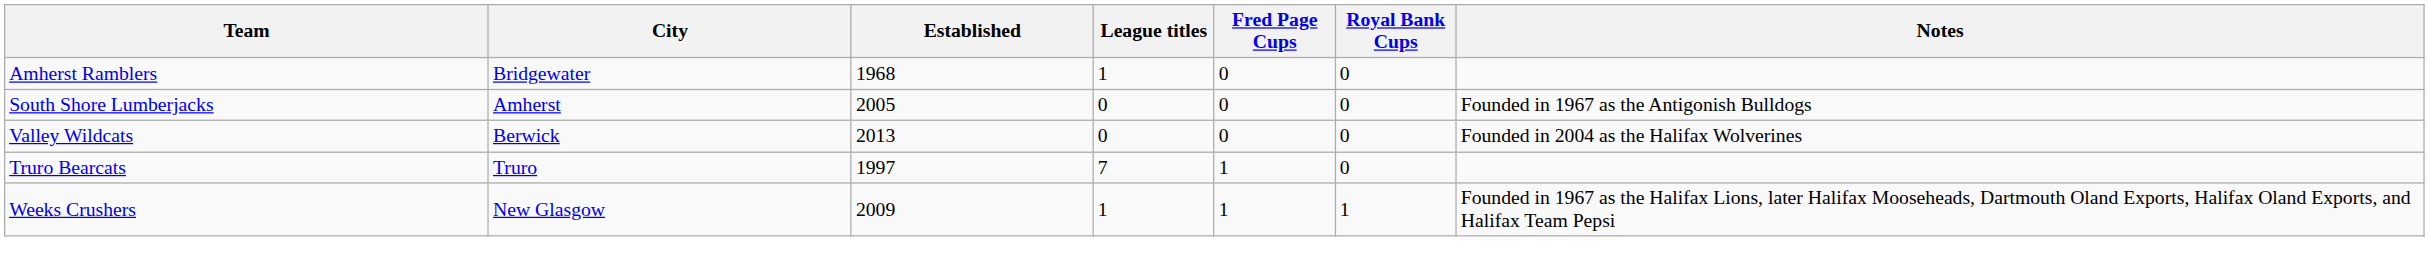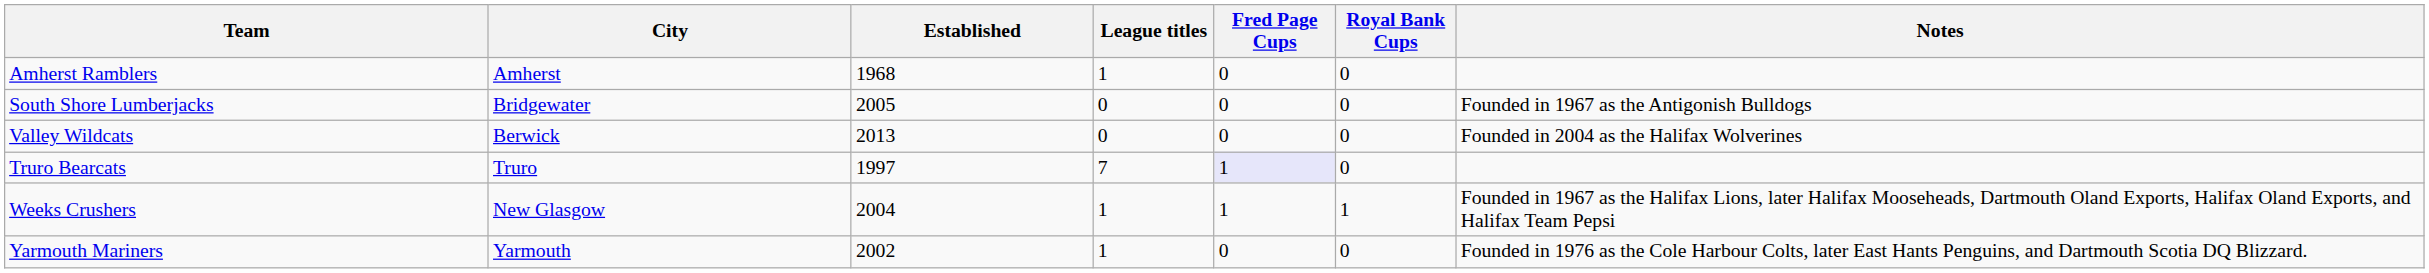(542, 73) Bridgewater -> (527, 73) Amherst
(527, 104) Amherst -> (542, 104) Bridgewater
(1224, 167) no background -> (1224, 167) lavender background
(876, 209) 2009 -> (876, 209) 2004
+ row: (86, 251)
